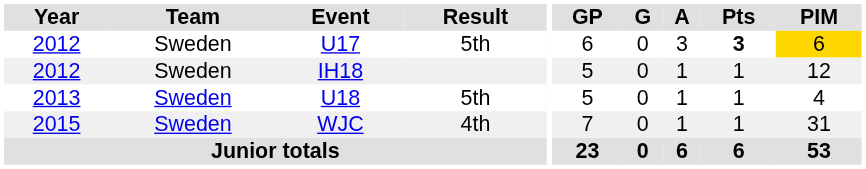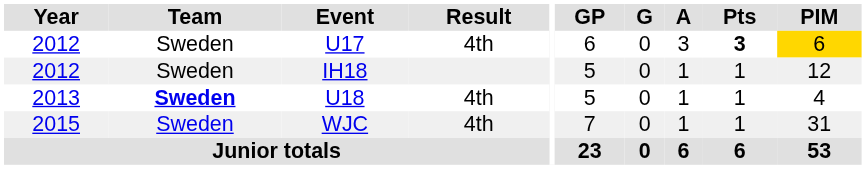(475, 44) 5th -> (479, 44) 4th
(193, 97) normal -> (195, 97) bold
(475, 97) 5th -> (479, 97) 4th
